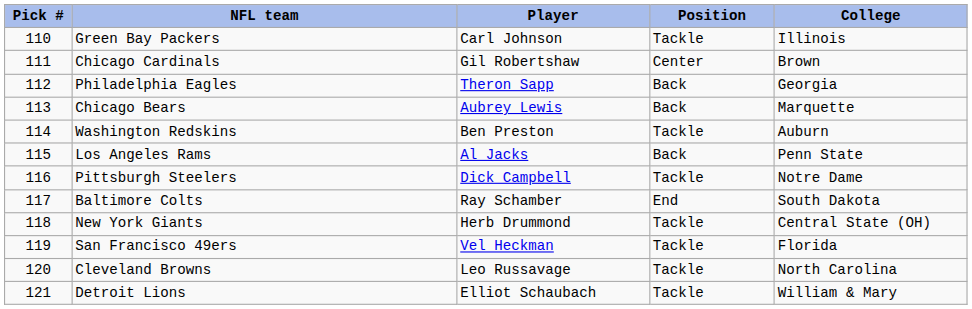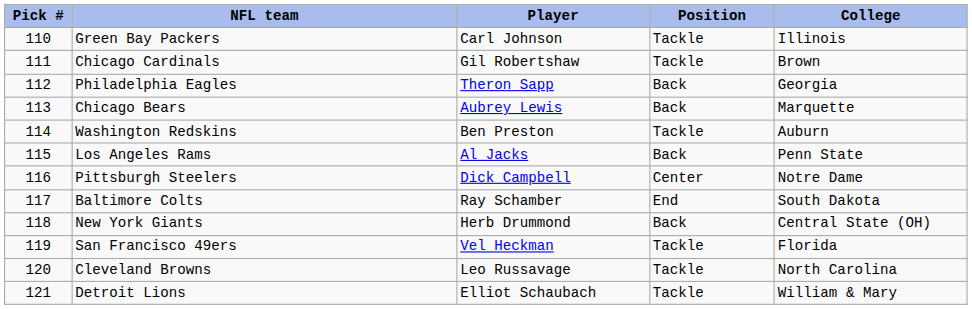(678, 62) Center -> (678, 62) Tackle
(678, 178) Tackle -> (678, 178) Center
(678, 224) Tackle -> (670, 224) Back
